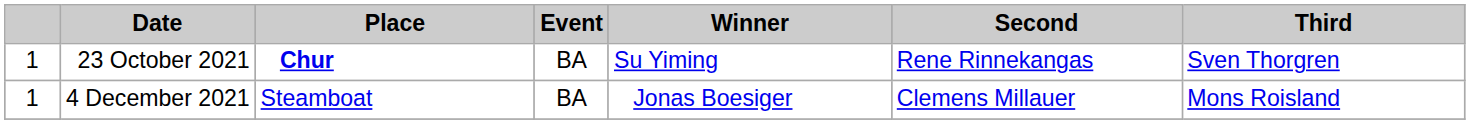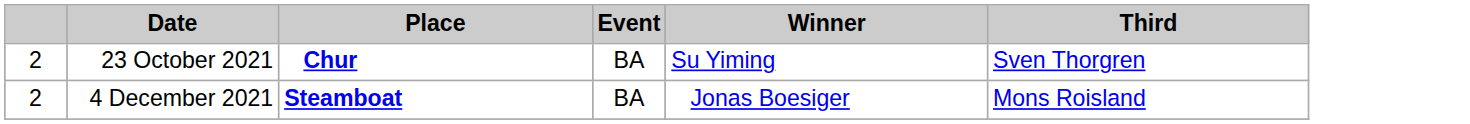- column: (1037, 23)
(32, 60) 1 -> (35, 60) 2
(32, 98) 1 -> (35, 98) 2
(316, 98) normal -> (343, 98) bold
